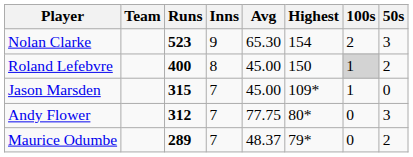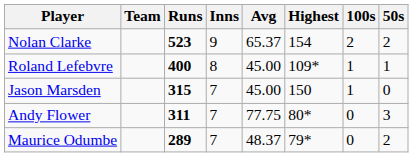(264, 41) 65.30 -> (264, 41) 65.37
(387, 41) 3 -> (387, 41) 2
(300, 66) 150 -> (304, 66) 109*
(350, 66) lightgrey background -> (350, 66) no background
(387, 66) 2 -> (387, 66) 1
(304, 90) 109* -> (300, 90) 150
(180, 115) 312 -> (179, 115) 311
